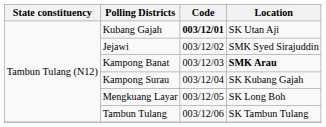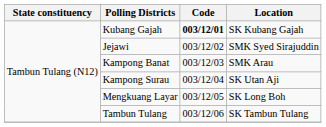(254, 29) SK Utan Aji -> (266, 29) SK Kubang Gajah
(253, 62) bold -> (251, 62) normal
(266, 79) SK Kubang Gajah -> (254, 79) SK Utan Aji
